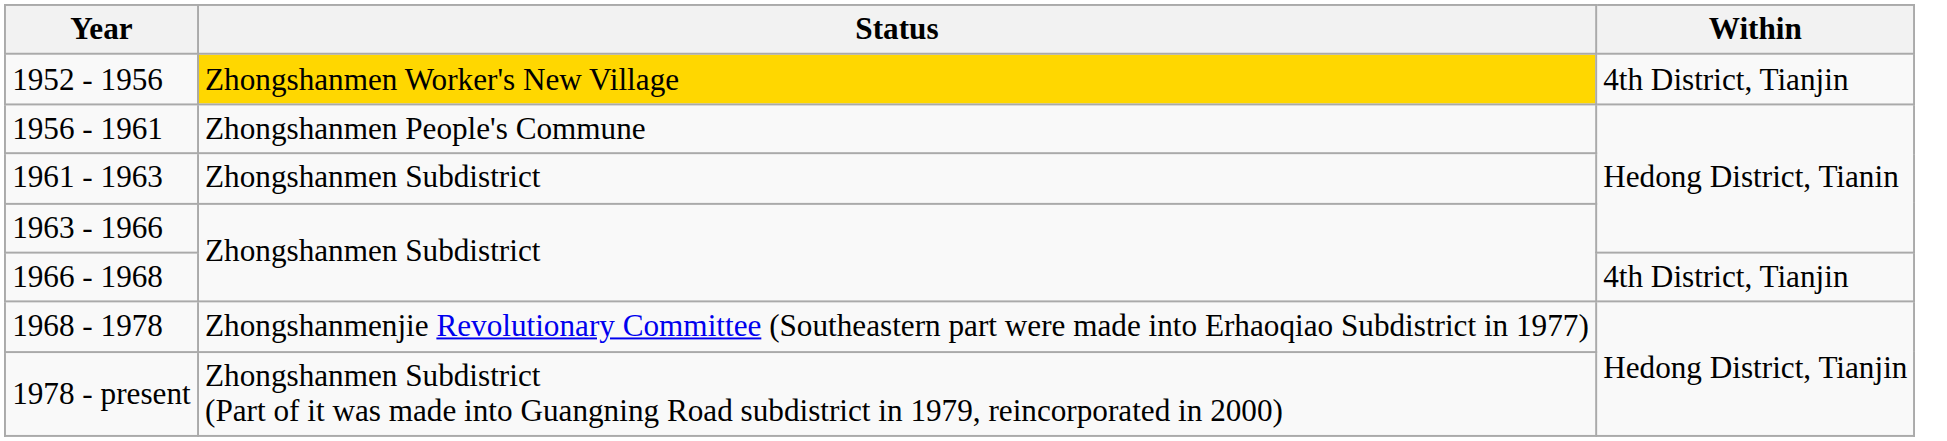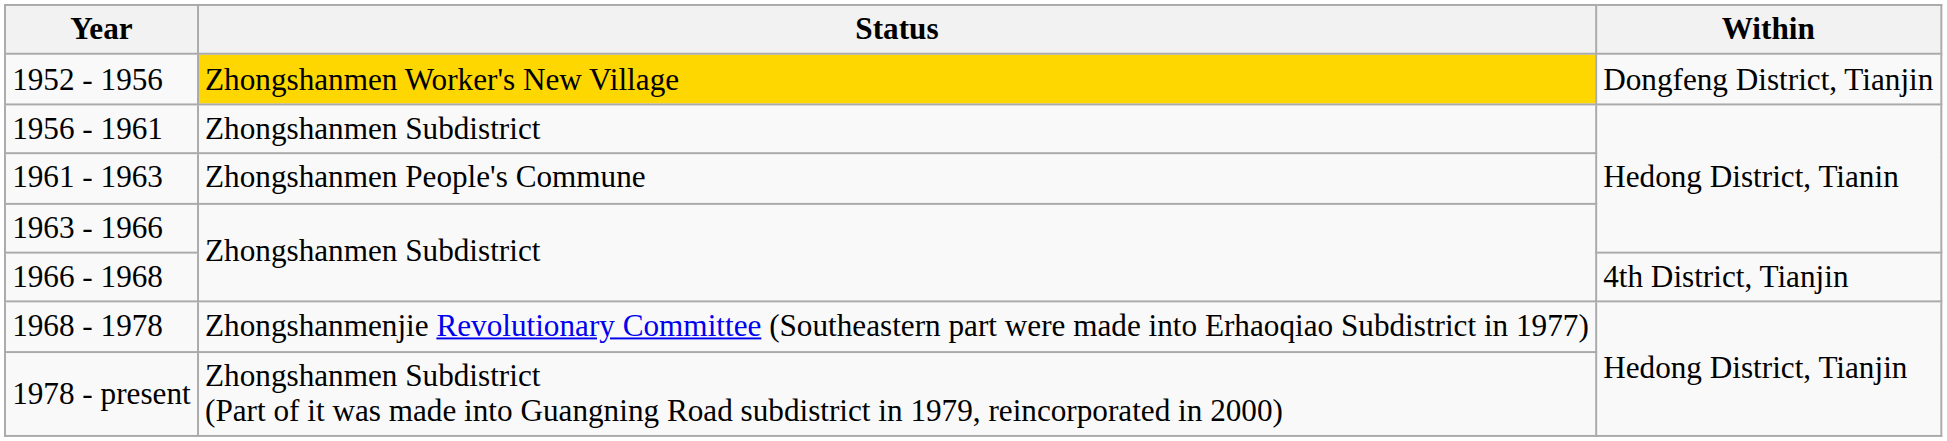(1726, 78) 4th District, Tianjin -> (1768, 78) Dongfeng District, Tianjin
(425, 128) Zhongshanmen People's Commune -> (373, 128) Zhongshanmen Subdistrict
(373, 177) Zhongshanmen Subdistrict -> (425, 177) Zhongshanmen People's Commune
